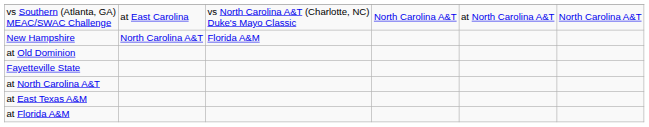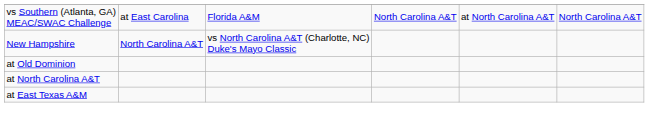(288, 17) vs North Carolina A&T (Charlotte, NC) Duke's Mayo Classic -> (234, 17) Florida A&M
(234, 38) Florida A&M -> (288, 43) vs North Carolina A&T (Charlotte, NC) Duke's Mayo Classic
- row: (43, 68)
- row: (38, 114)
